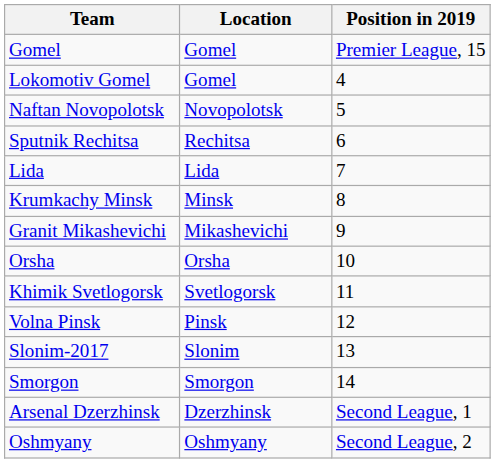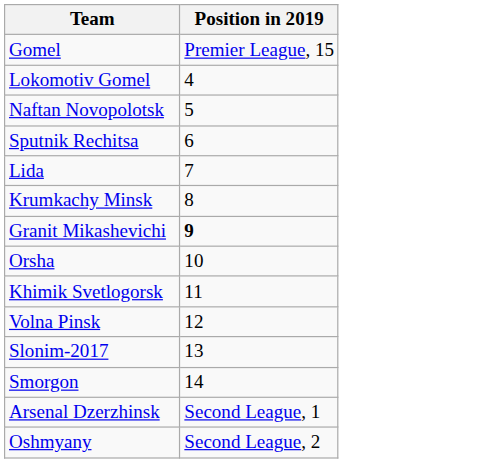- column: (256, 19)
(341, 230) normal -> (189, 230) bold
